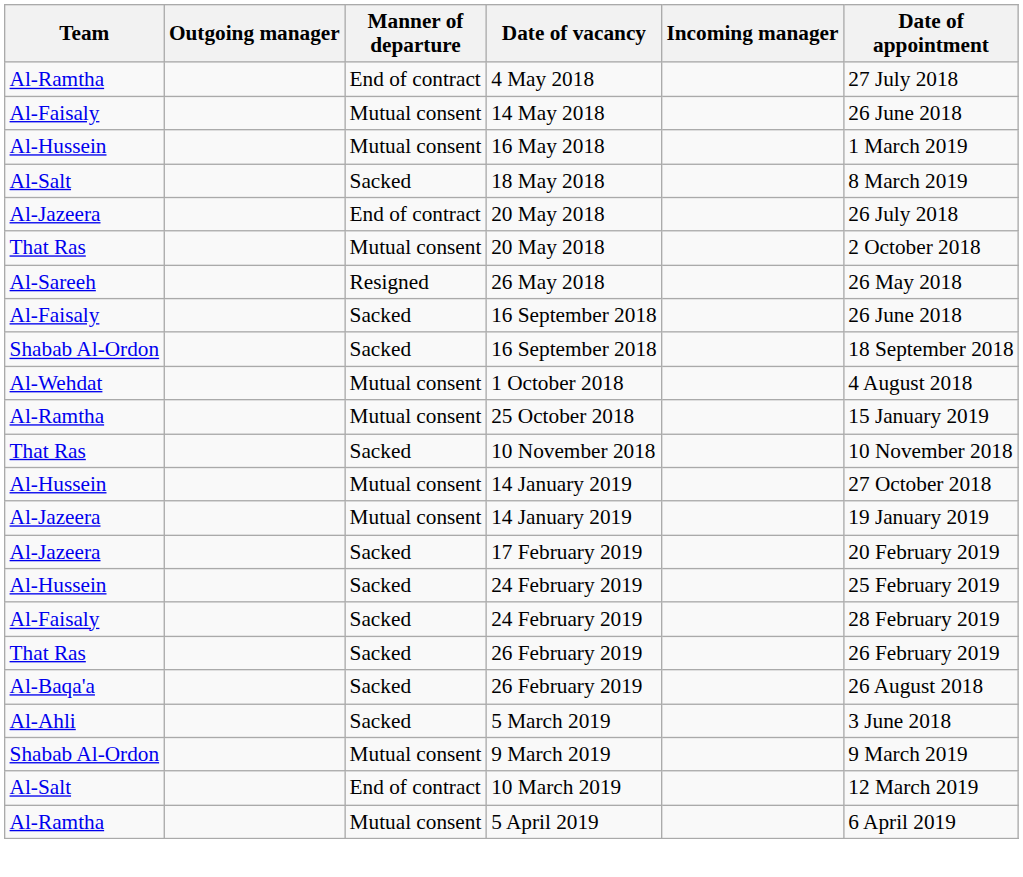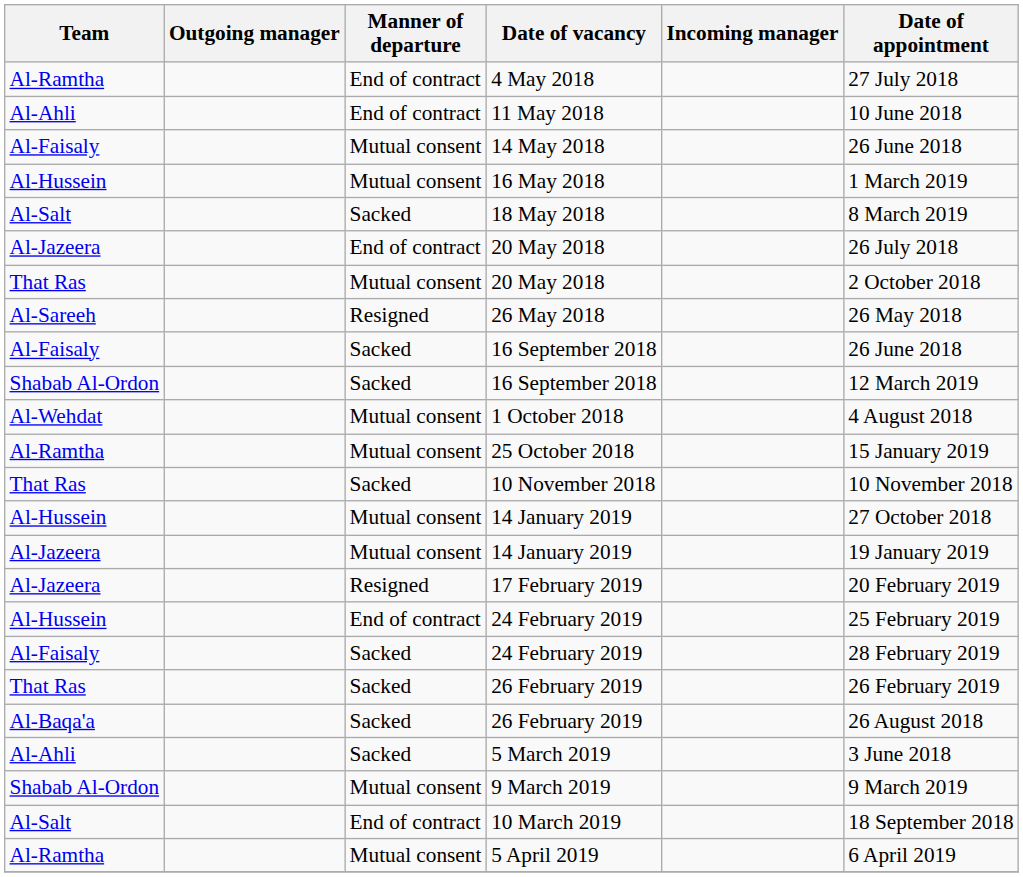+ row: (43, 112)
(931, 349) 18 September 2018 -> (913, 382) 12 March 2019
(380, 551) Sacked -> (389, 585) Resigned
(380, 585) Sacked -> (415, 619) End of contract
(913, 787) 12 March 2019 -> (931, 821) 18 September 2018
